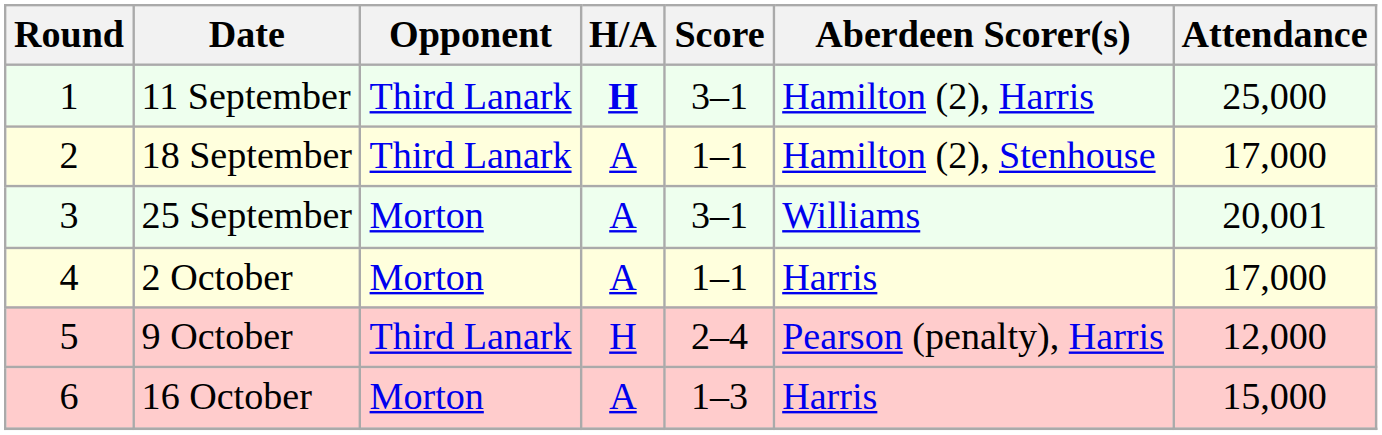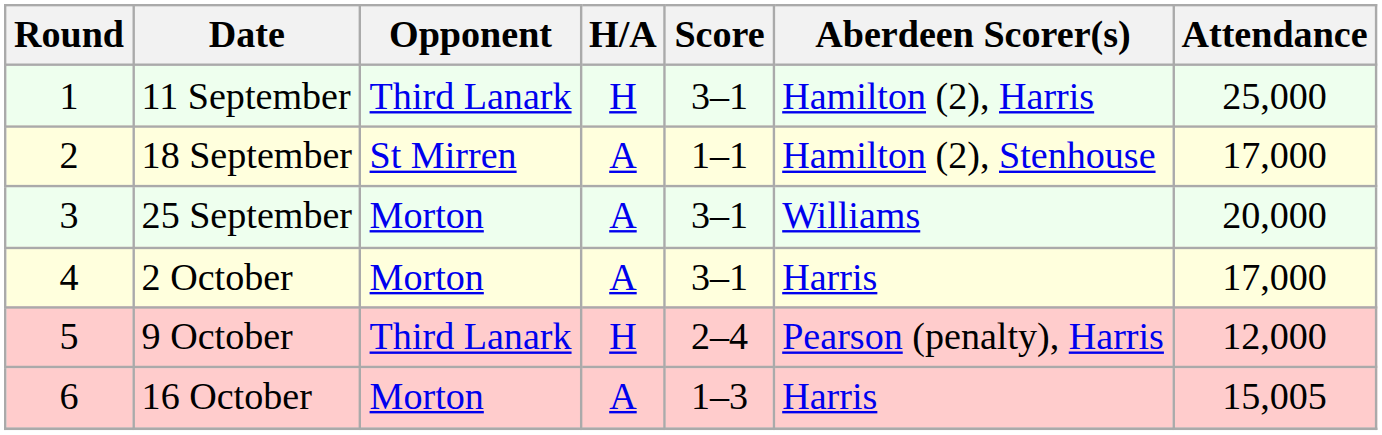(623, 95) bold -> (623, 95) normal
(471, 155) Third Lanark -> (443, 155) St Mirren
(1275, 215) 20,001 -> (1275, 215) 20,000
(719, 276) 1–1 -> (719, 276) 3–1
(1275, 397) 15,000 -> (1275, 397) 15,005
